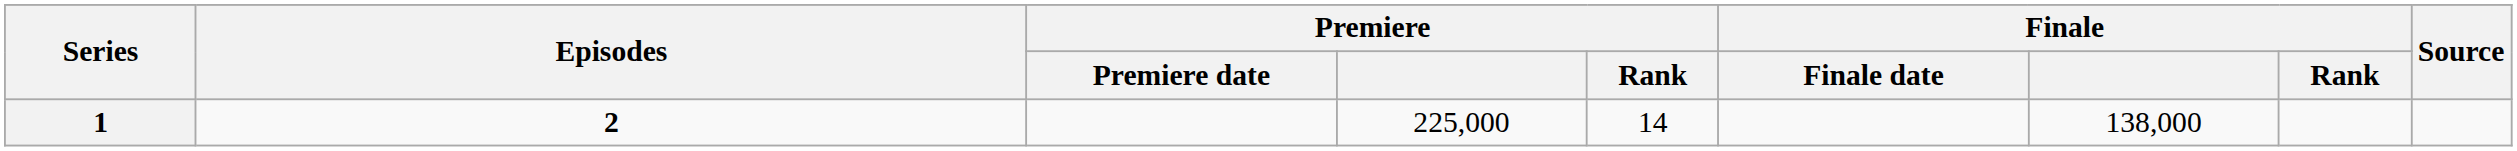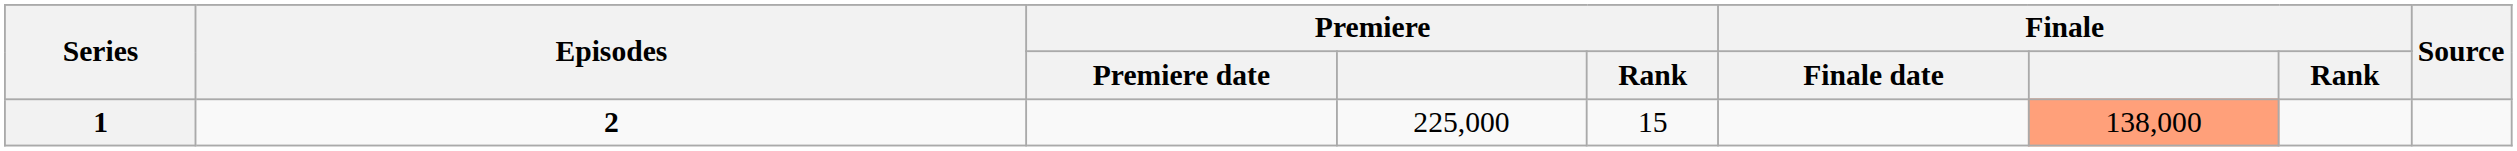(1653, 121) 14 -> (1653, 121) 15
(2154, 121) no background -> (2154, 121) lightsalmon background
